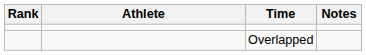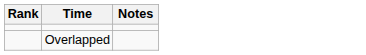- column: (143, 14)
